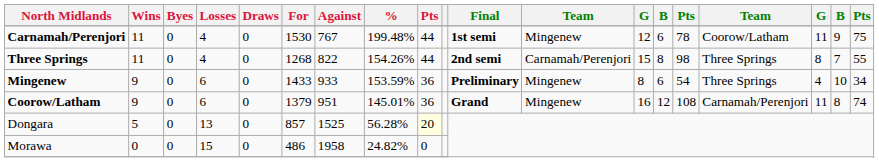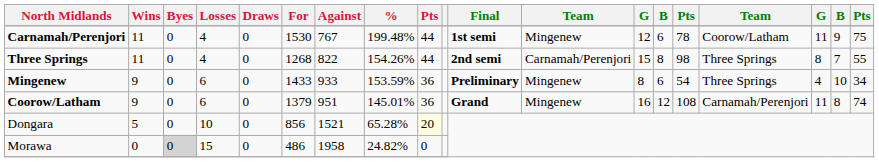(206, 123) 13 -> (206, 123) 10
(295, 123) 857 -> (295, 123) 856
(331, 123) 1525 -> (331, 123) 1521
(388, 123) 56.28% -> (388, 123) 65.28%
(170, 145) no background -> (170, 145) lightgrey background
